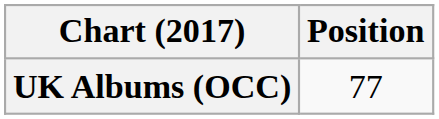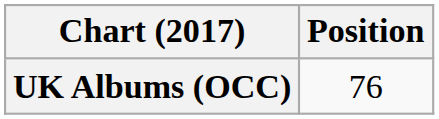(366, 85) 77 -> (366, 85) 76
